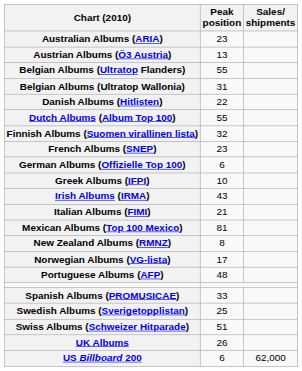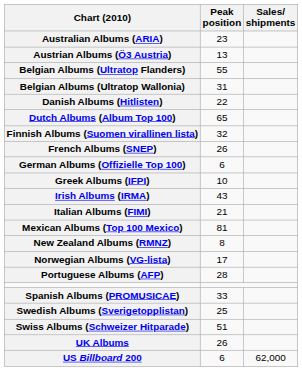(222, 117) 55 -> (222, 117) 65
(222, 149) 23 -> (222, 149) 26
(222, 275) 48 -> (222, 275) 28
